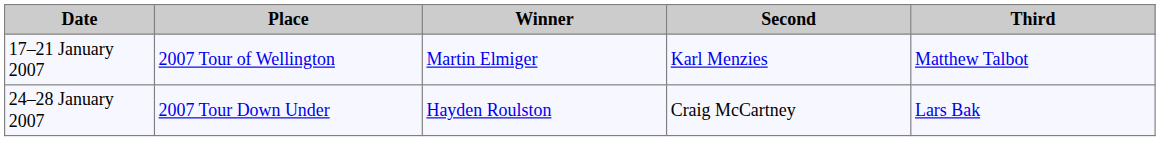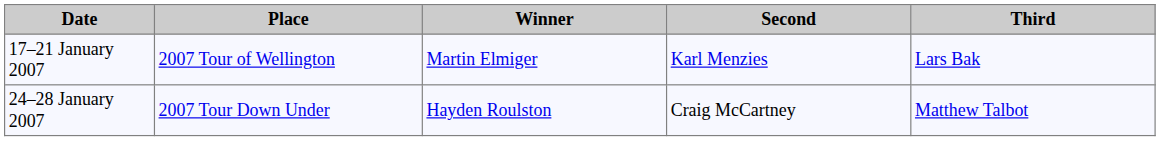(972, 59) Matthew Talbot -> (948, 59) Lars Bak
(948, 110) Lars Bak -> (972, 110) Matthew Talbot
